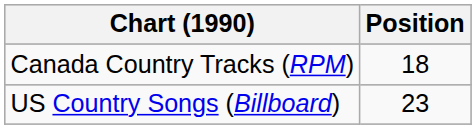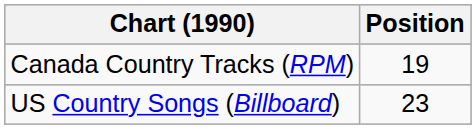(415, 64) 18 -> (415, 64) 19
